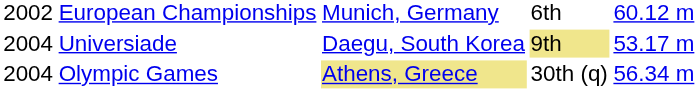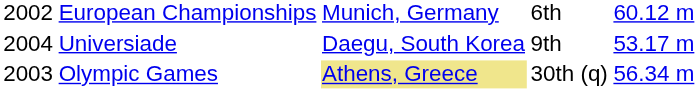(546, 43) khaki background -> (546, 43) no background
(28, 74) 2004 -> (28, 74) 2003
